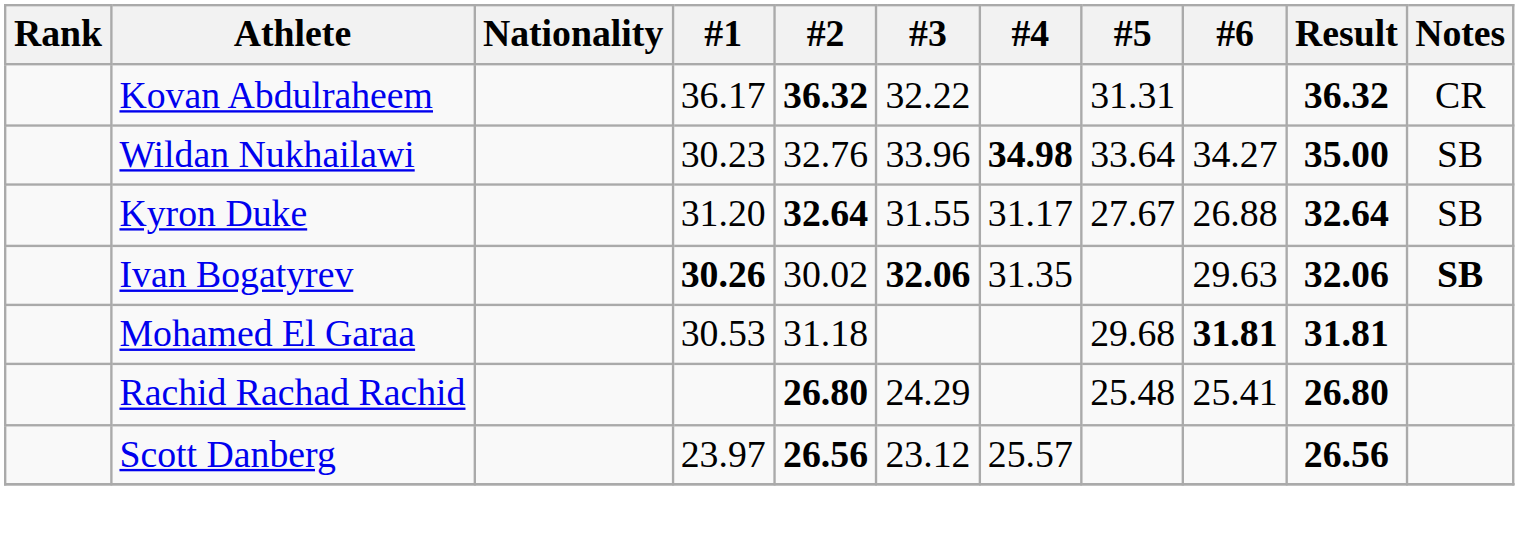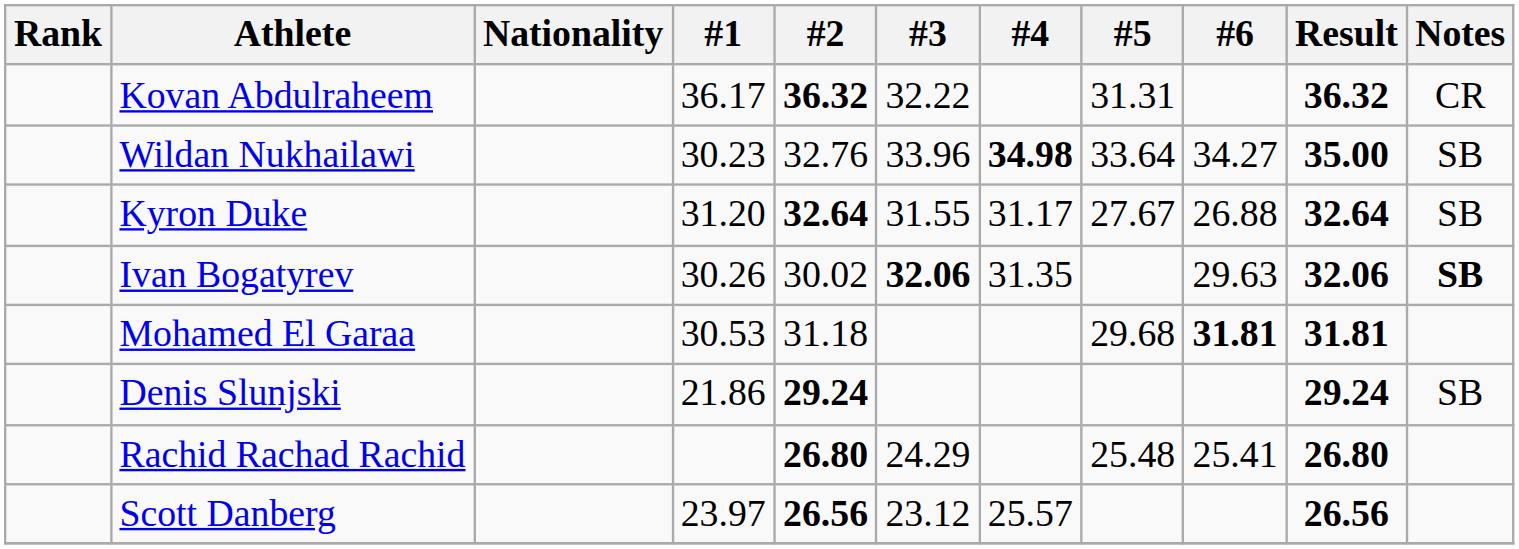(723, 273) bold -> (723, 273) normal
+ row: (230, 393)
